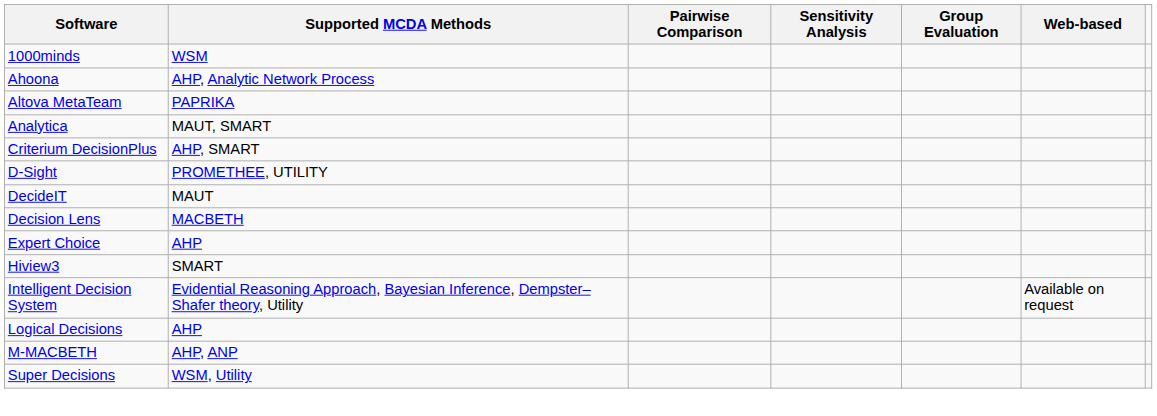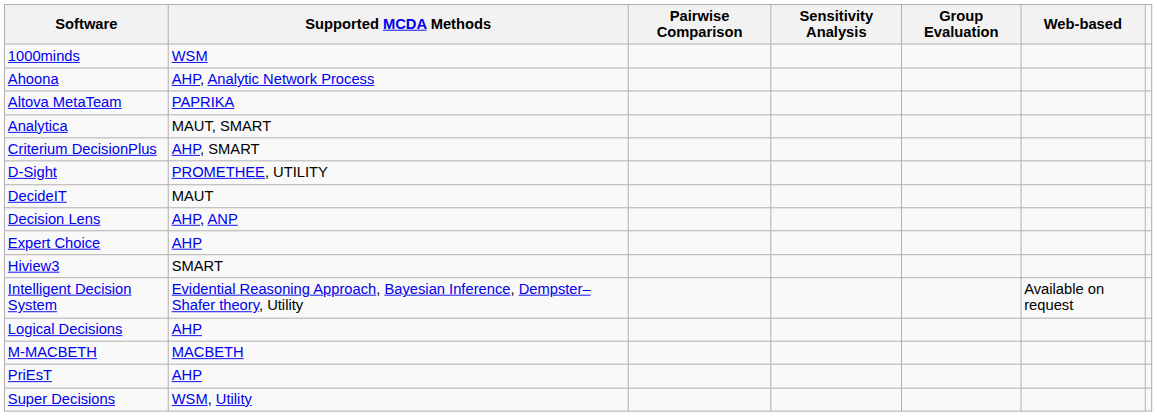(208, 219) MACBETH -> (205, 219) AHP, ANP
(205, 352) AHP, ANP -> (208, 352) MACBETH
+ row: (30, 376)
